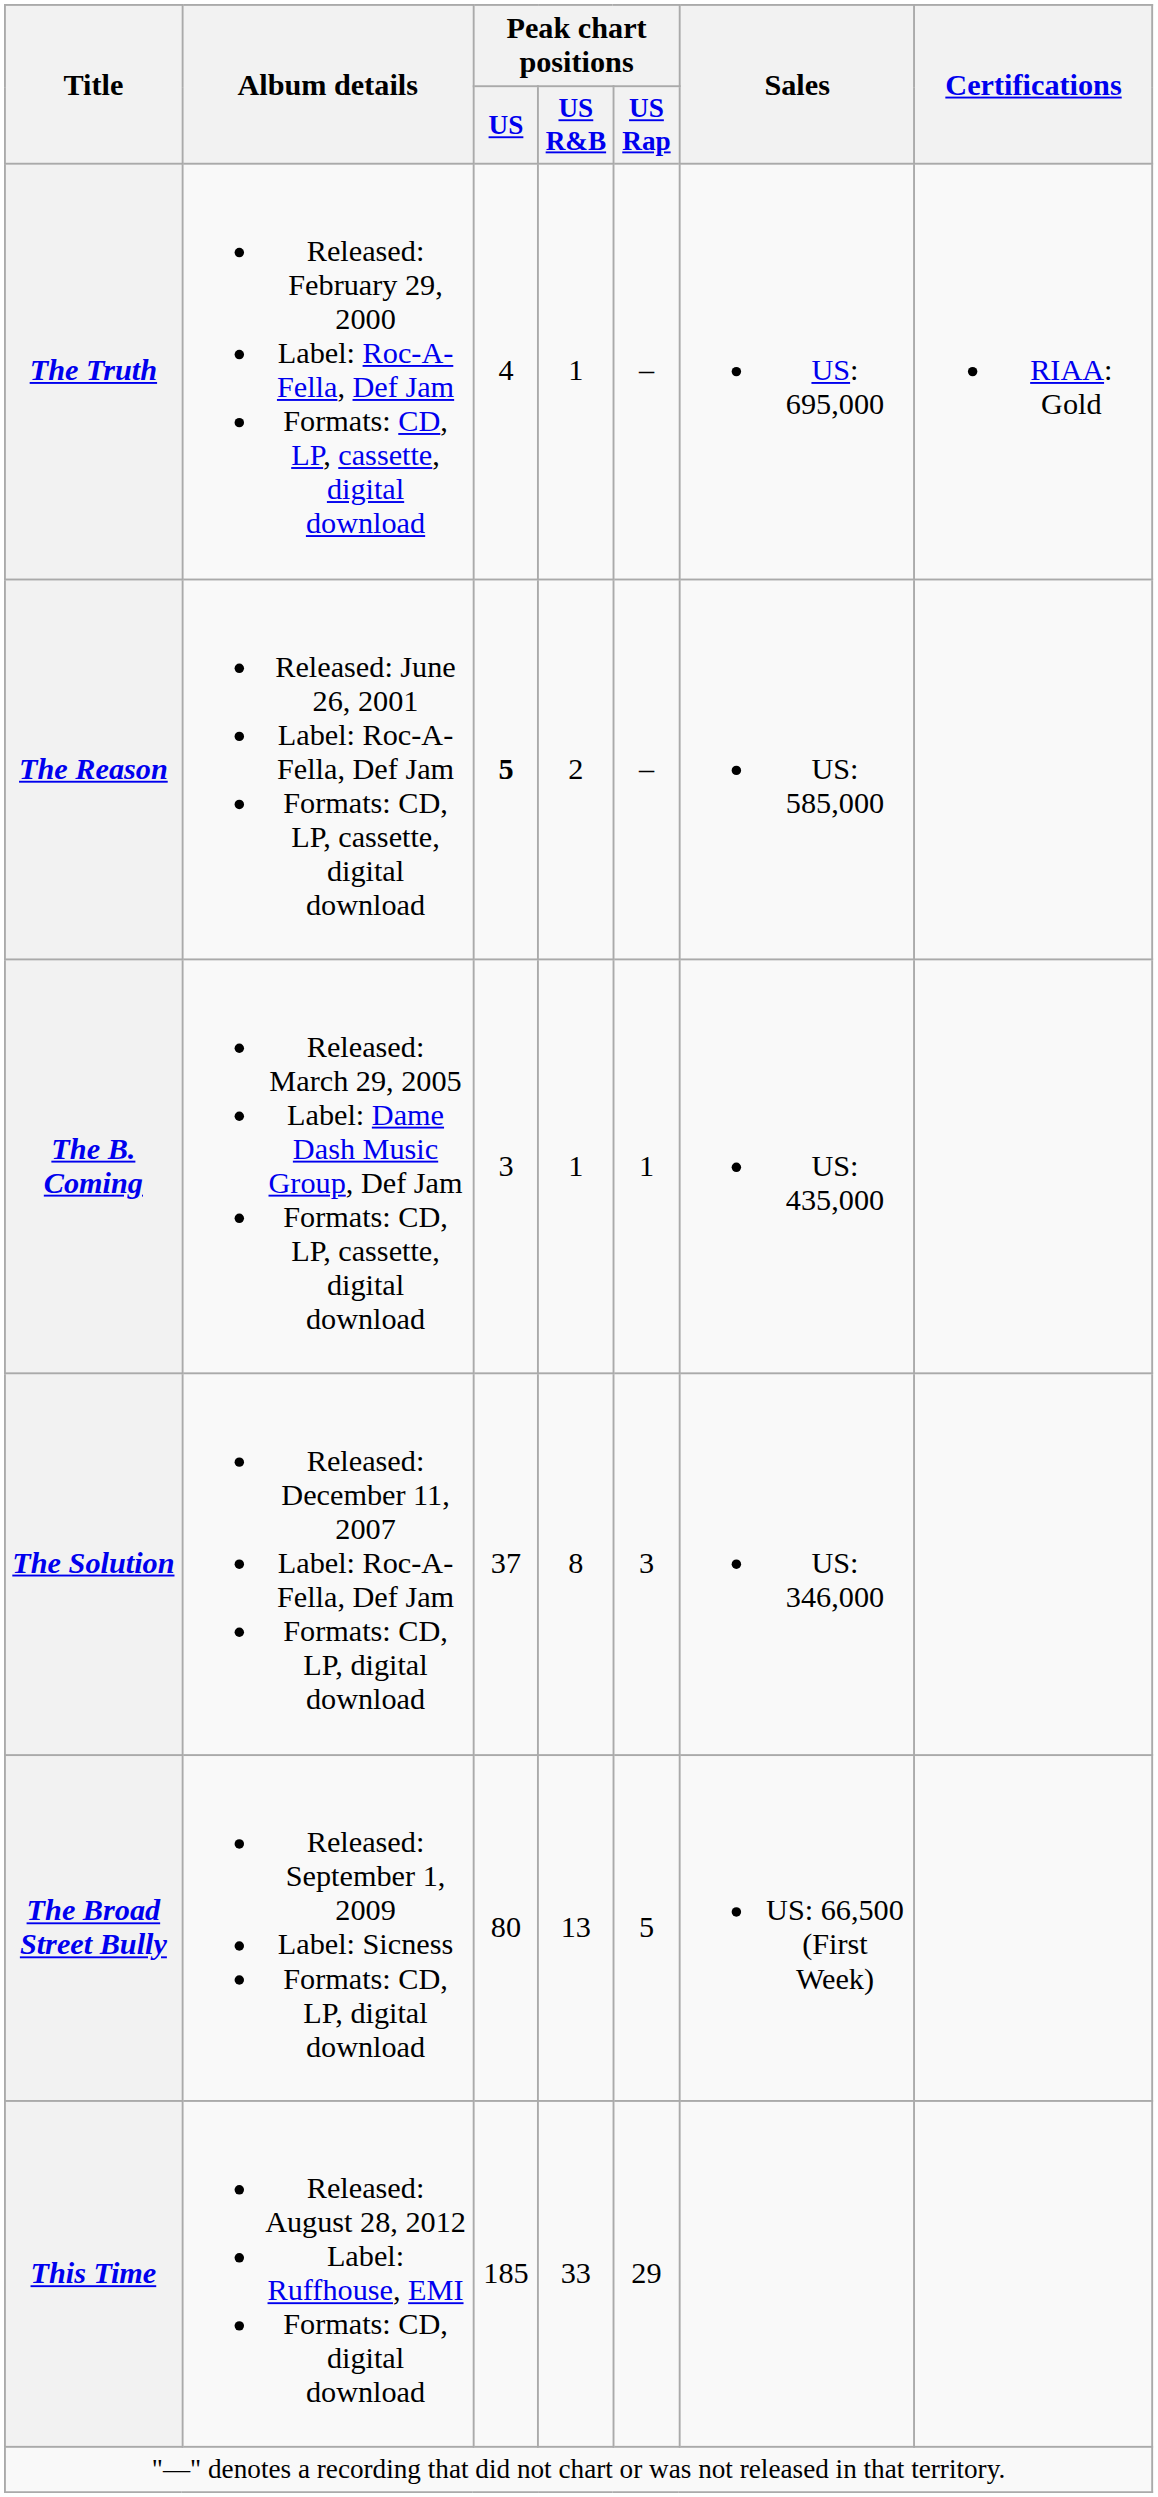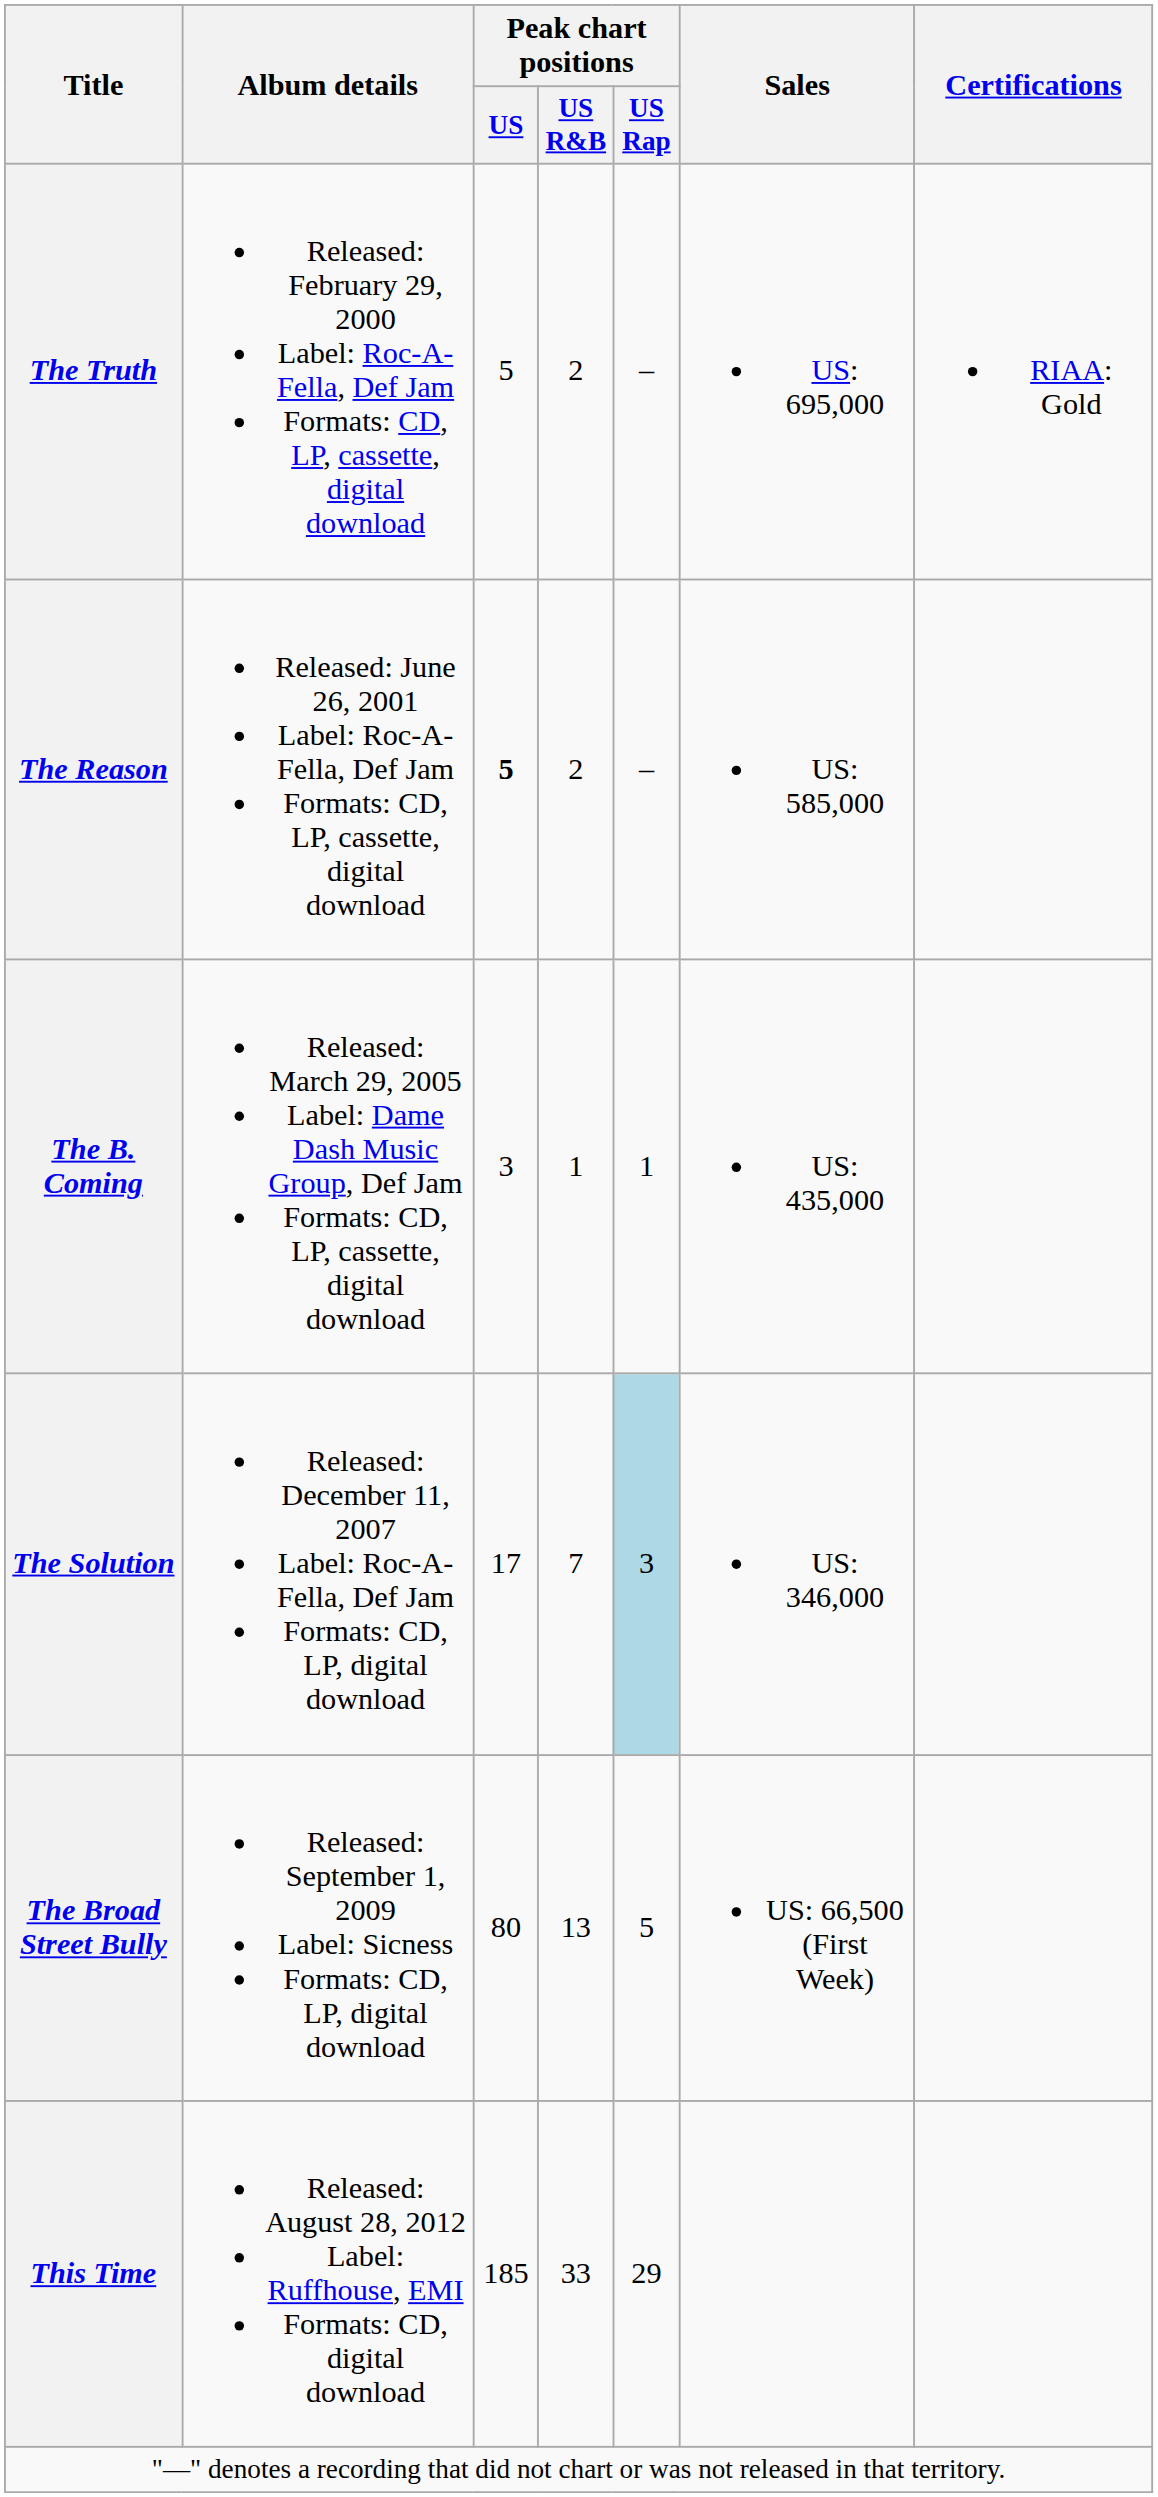(506, 370) 4 -> (506, 370) 5
(576, 370) 1 -> (576, 370) 2
(506, 1563) 37 -> (506, 1563) 17
(576, 1563) 8 -> (576, 1563) 7
(646, 1563) no background -> (646, 1563) lightblue background
